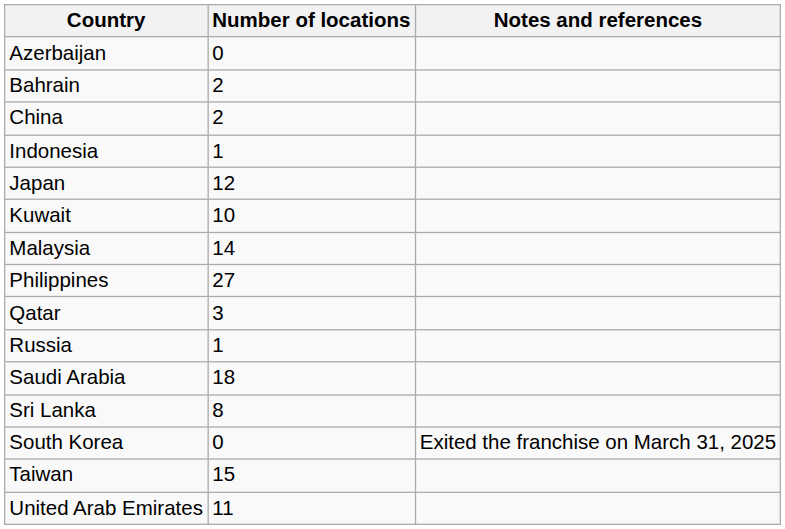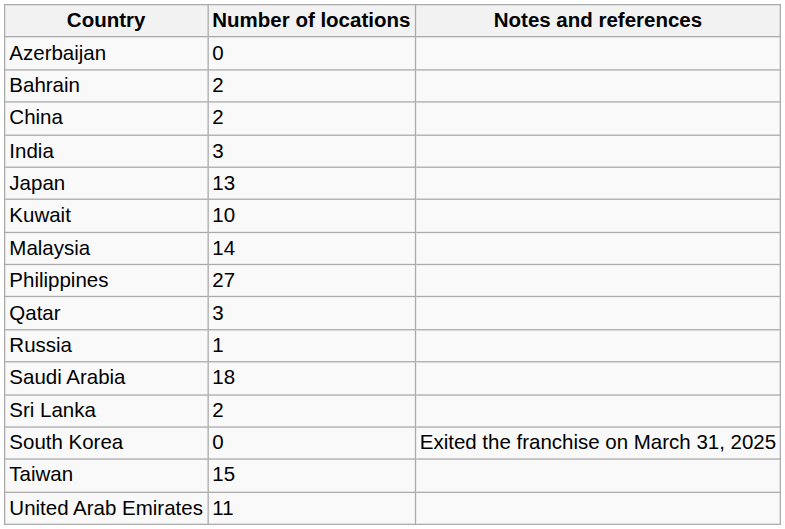+ row: (32, 150)
- row: (54, 150)
(224, 183) 12 -> (224, 183) 13
(218, 410) 8 -> (218, 410) 2
